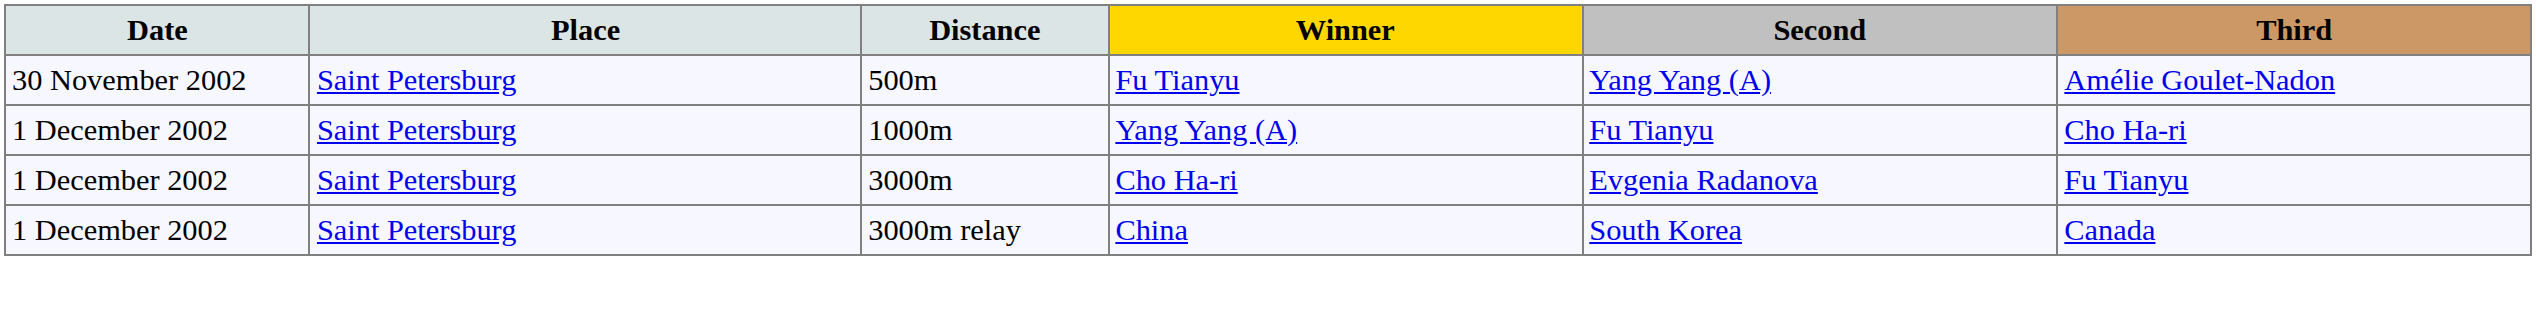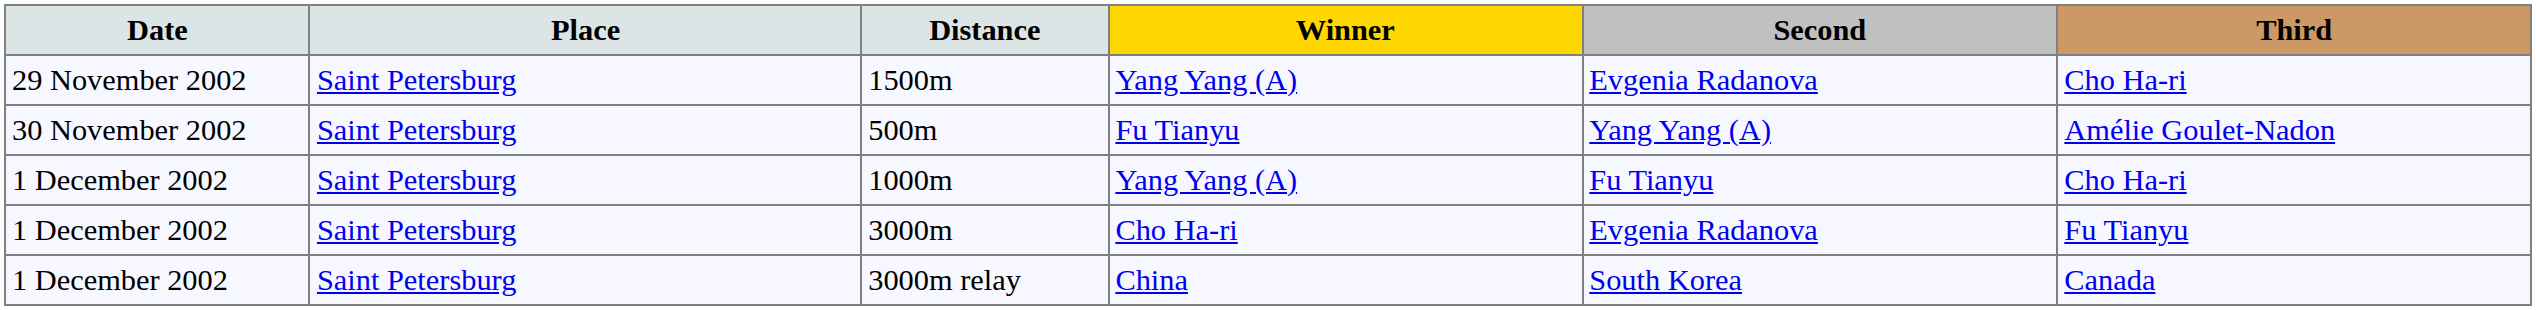+ row: (910, 79)
